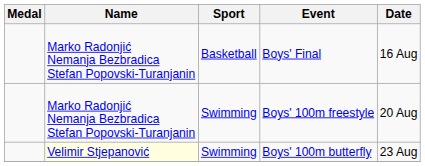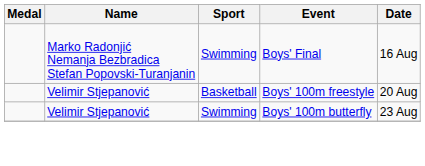(229, 54) Basketball -> (229, 54) Swimming
(121, 120) Marko Radonjić Nemanja Bezbradica Stefan Popovski-Turanjanin -> (98, 93) Velimir Stjepanović
(229, 113) Swimming -> (229, 93) Basketball
(98, 152) lightyellow background -> (98, 112) no background
